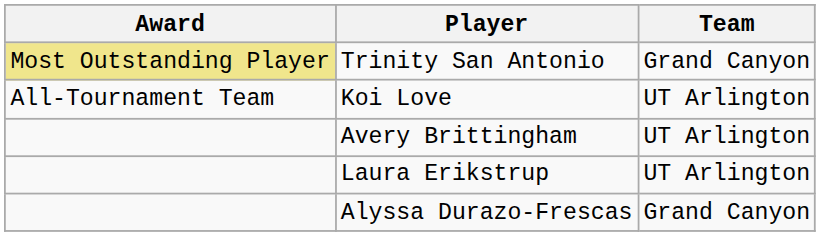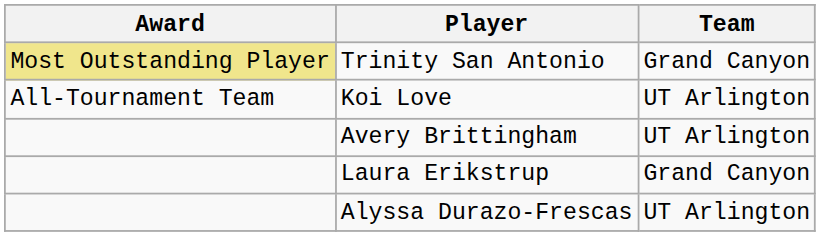(727, 175) UT Arlington -> (727, 175) Grand Canyon
(727, 212) Grand Canyon -> (727, 212) UT Arlington
